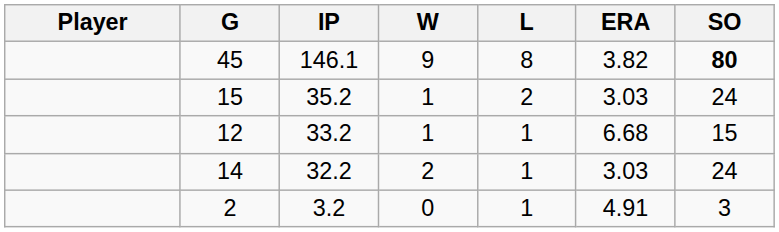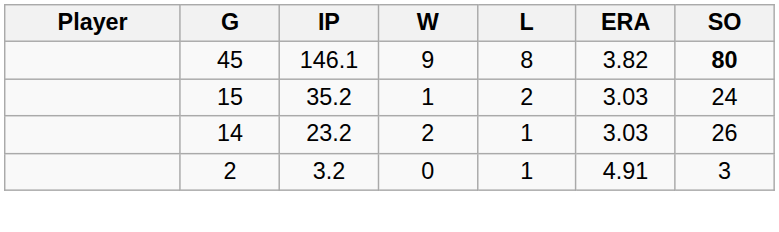- row: (230, 134)
(329, 171) 32.2 -> (329, 134) 23.2
(725, 171) 24 -> (725, 134) 26
